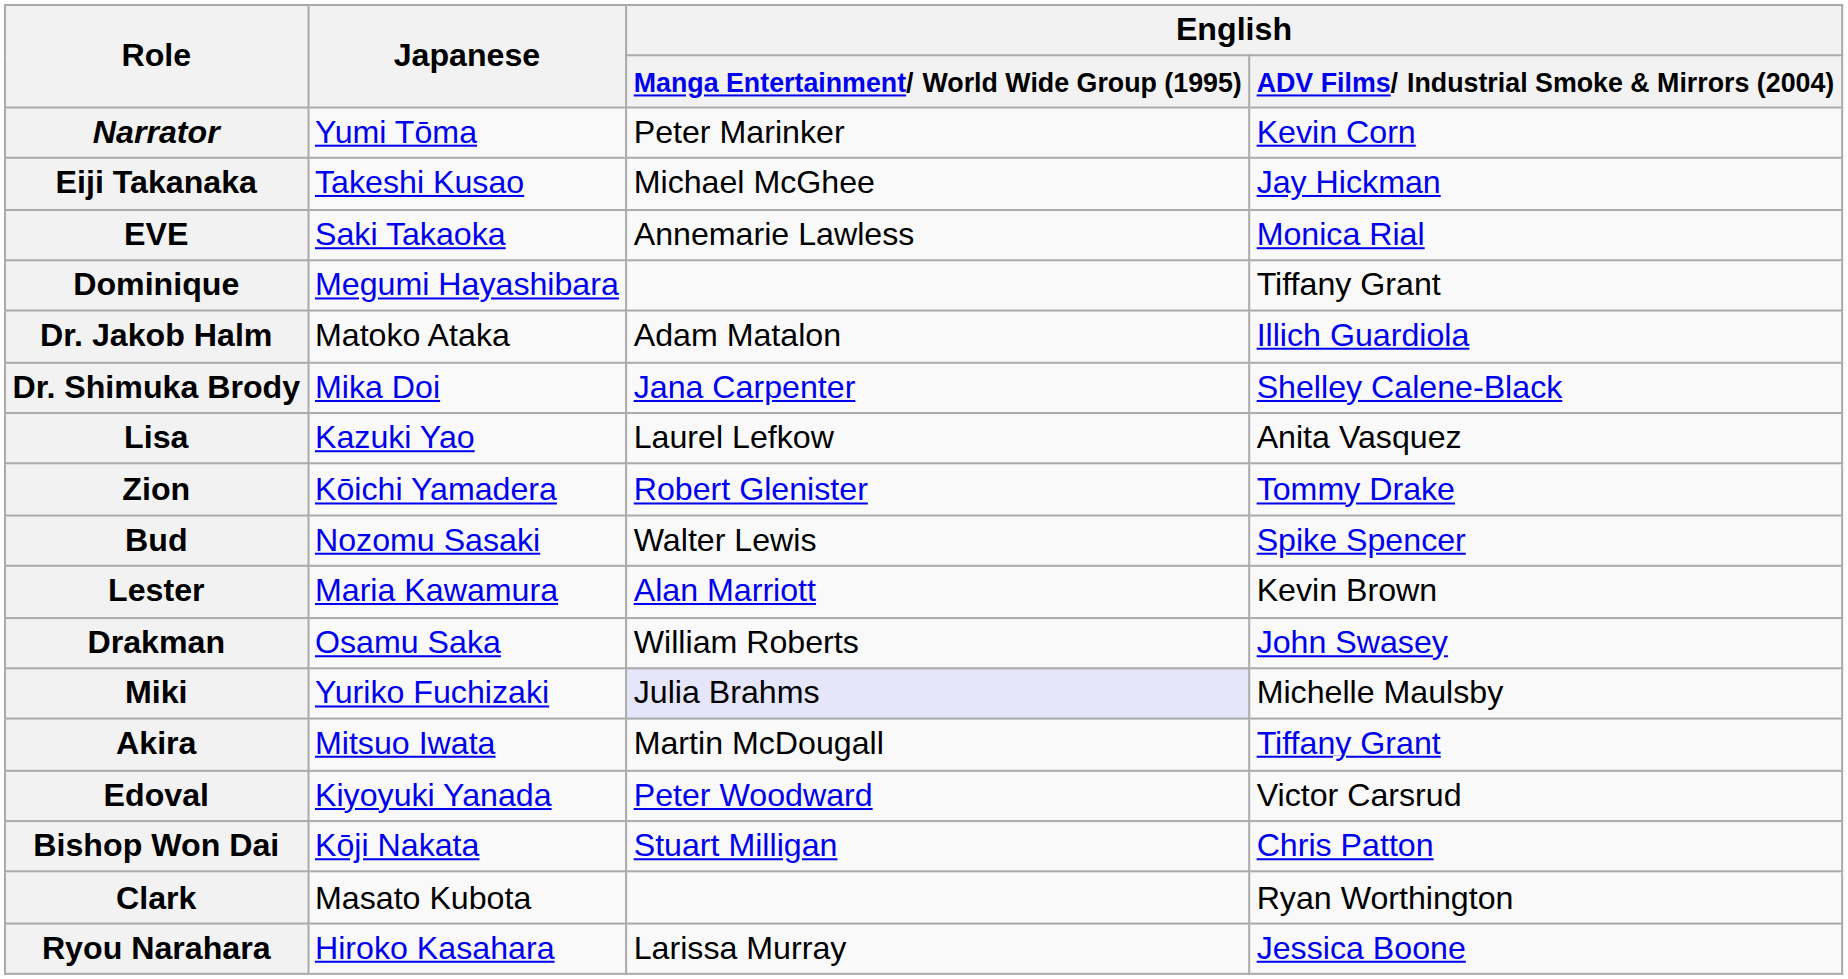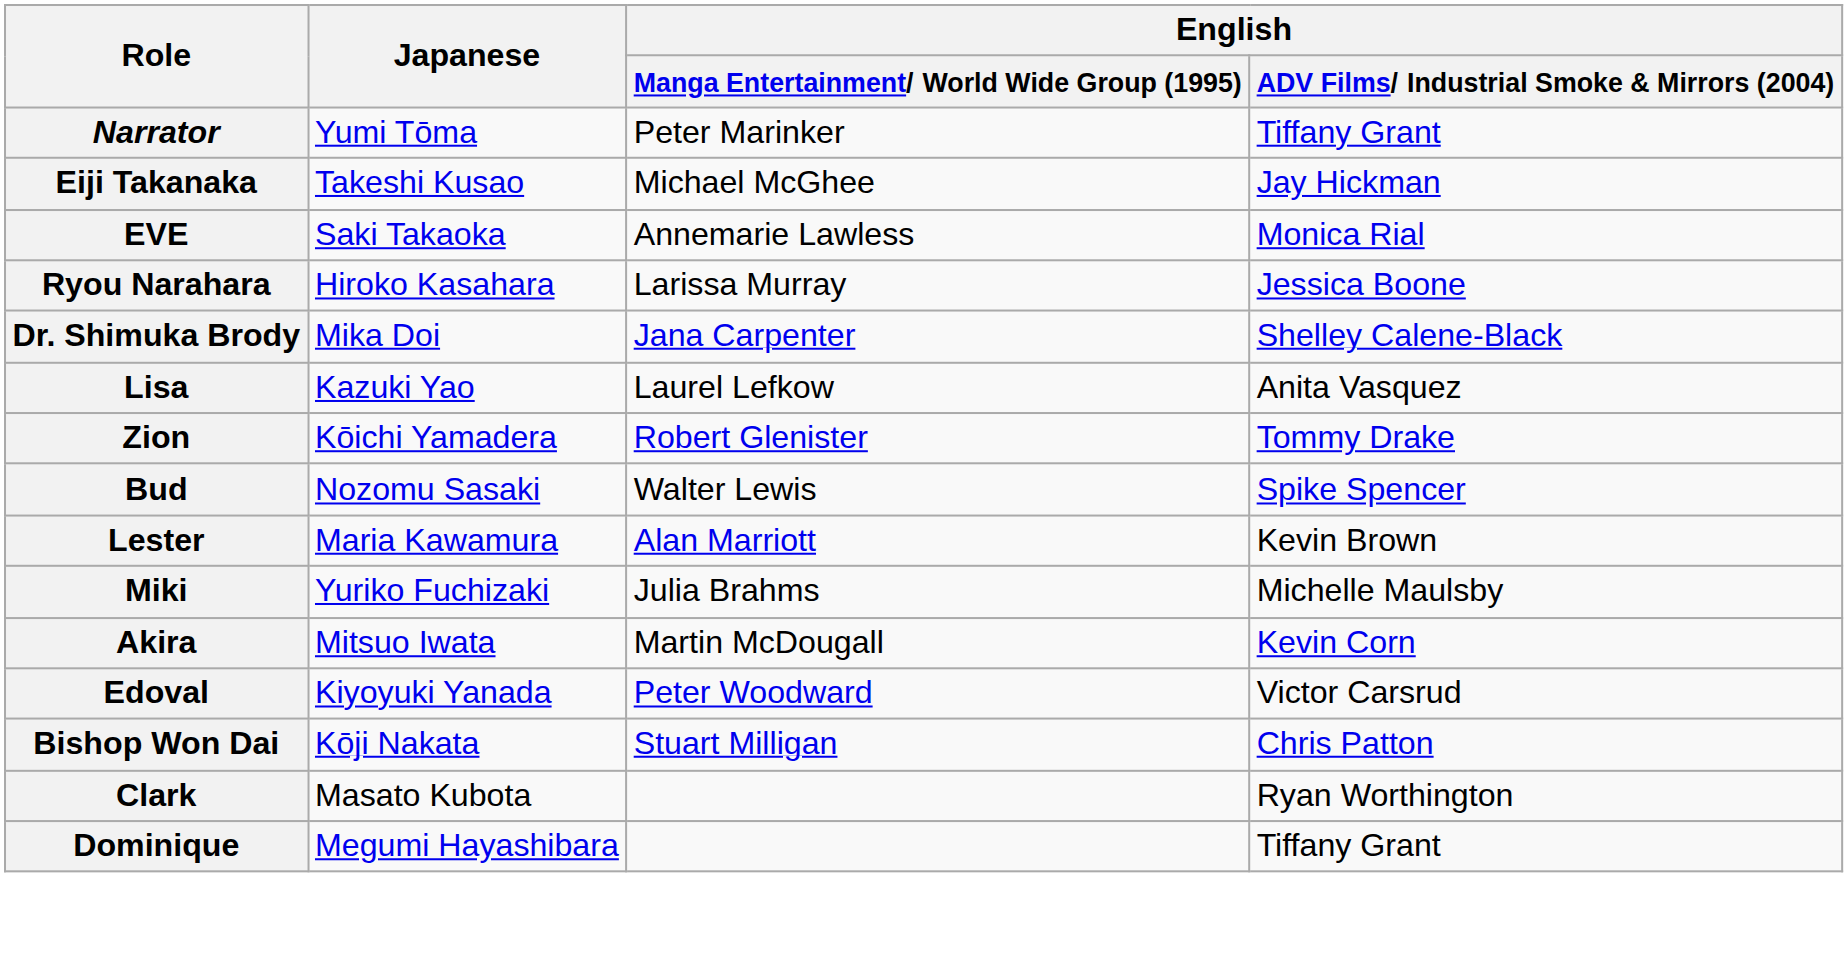(1336, 132) Kevin Corn -> (1349, 132) Tiffany Grant
rows swapped: (156, 948) <-> (156, 285)
- row: (156, 336)
- row: (156, 642)
(727, 693) lavender background -> (727, 591) no background
(1349, 744) Tiffany Grant -> (1336, 642) Kevin Corn
